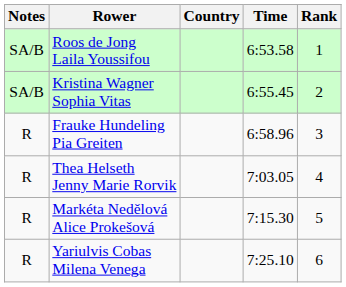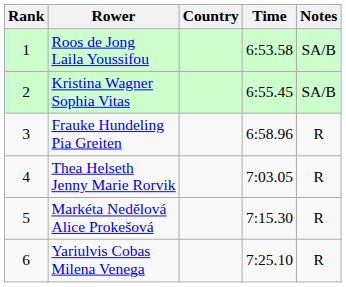columns swapped: (319, 16) <-> (27, 16)
